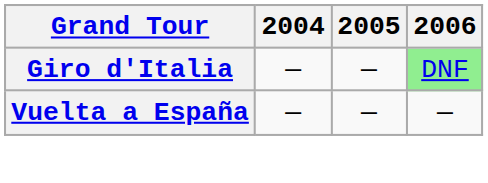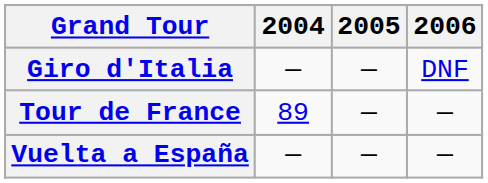(445, 70) lightgreen background -> (445, 70) no background
+ row: (130, 113)
